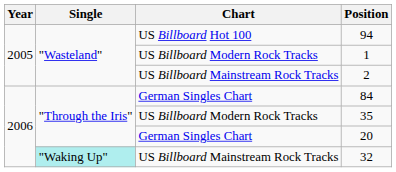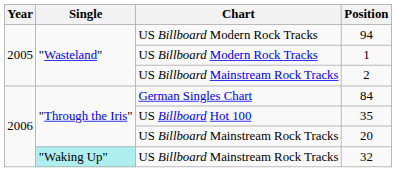(195, 34) US Billboard Hot 100 -> (228, 34) US Billboard Modern Rock Tracks
(228, 116) US Billboard Modern Rock Tracks -> (195, 116) US Billboard Hot 100
(195, 136) German Singles Chart -> (238, 136) US Billboard Mainstream Rock Tracks
